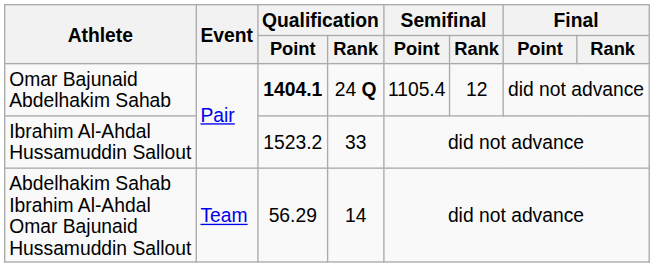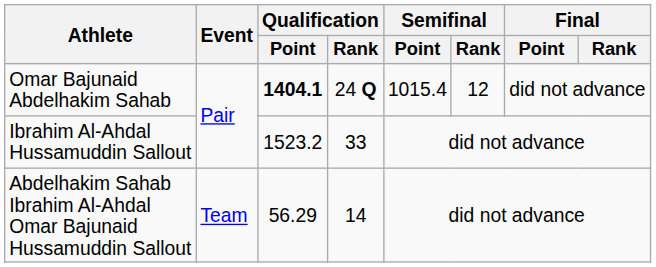(417, 90) 1105.4 -> (417, 90) 1015.4
